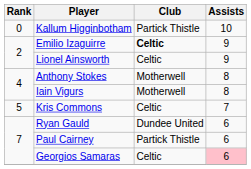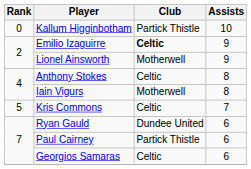(149, 60) Celtic -> (161, 60) Motherwell
(161, 76) Motherwell -> (149, 76) Celtic
(226, 156) pink background -> (226, 156) no background
